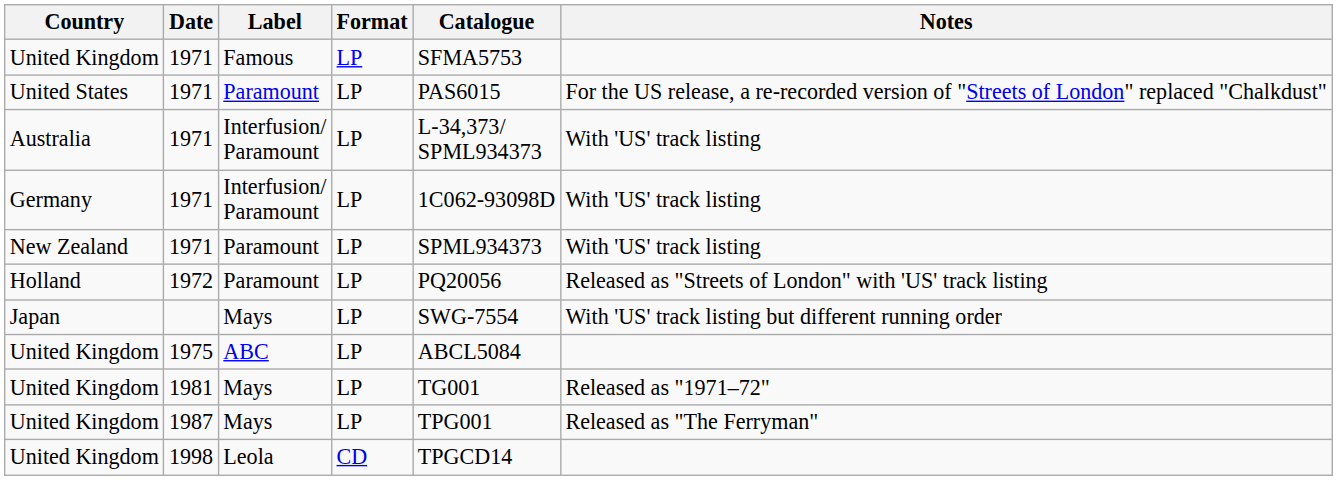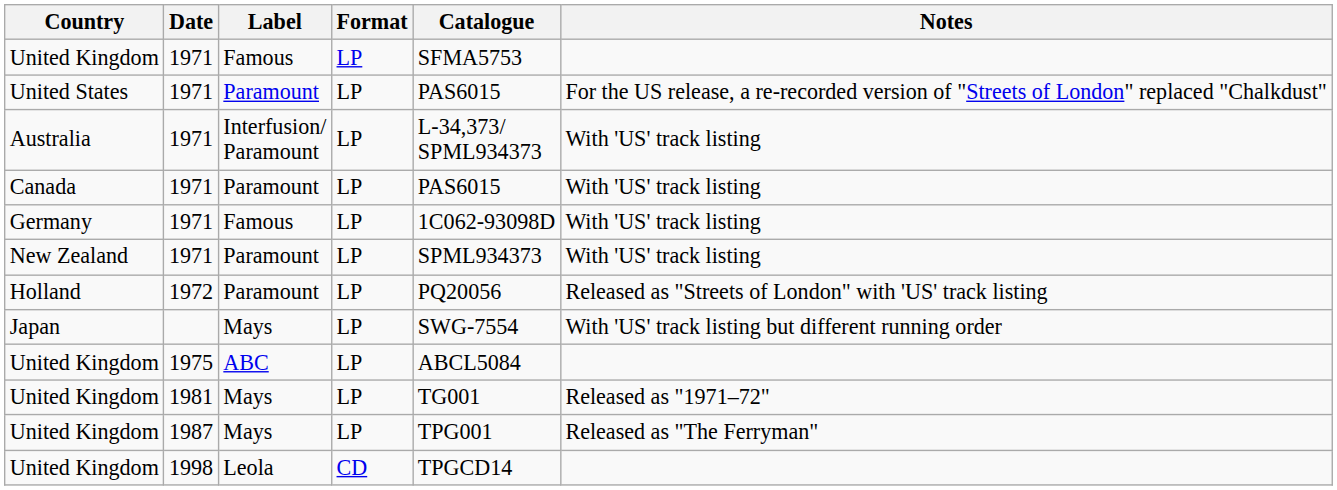+ row: (43, 186)
(275, 199) Interfusion/ Paramount -> (258, 221) Famous
